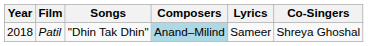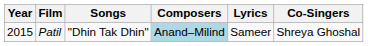(20, 32) 2018 -> (20, 32) 2015
